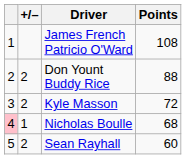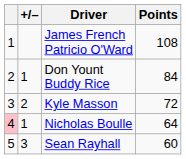(24, 77) 2 -> (24, 77) 1
(171, 77) 88 -> (171, 77) 84
(171, 124) 68 -> (171, 124) 64
(24, 144) 2 -> (24, 144) 3
